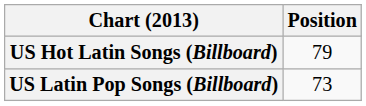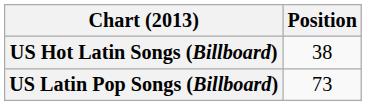(322, 52) 79 -> (322, 52) 38
